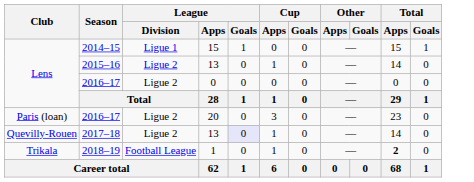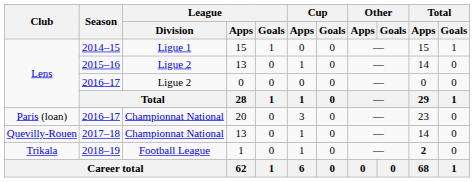(161, 116) Ligue 2 -> (174, 116) Championnat National
(161, 133) Ligue 2 -> (174, 133) Championnat National
(244, 133) lavender background -> (271, 133) no background
